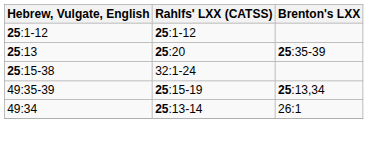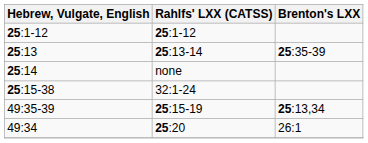(170, 52) 25:20 -> (179, 52) 25:13-14
+ row: (22, 71)
(179, 109) 25:13-14 -> (170, 128) 25:20
